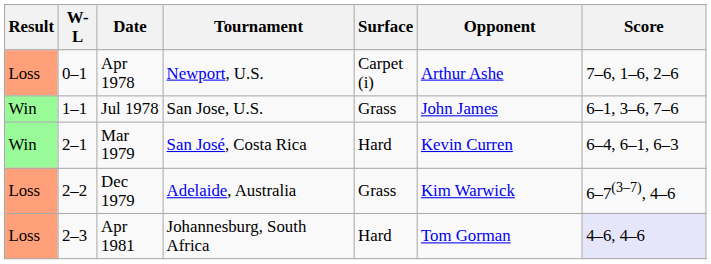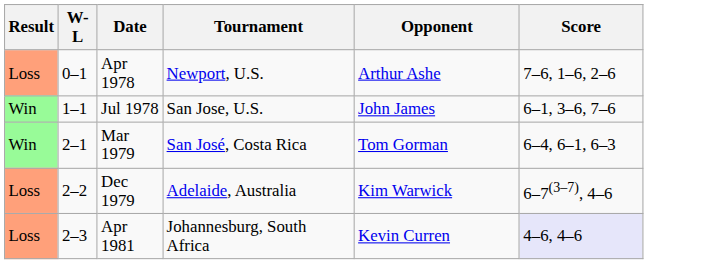- column: (386, 27)
(467, 145) Kevin Curren -> (403, 145) Tom Gorman
(466, 236) Tom Gorman -> (404, 236) Kevin Curren
